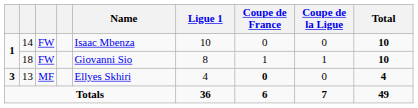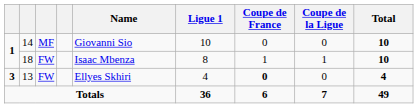(46, 42) FW -> (46, 42) MF
(105, 42) Isaac Mbenza -> (103, 42) Giovanni Sio
(103, 59) Giovanni Sio -> (105, 59) Isaac Mbenza
(46, 77) MF -> (46, 77) FW
